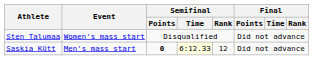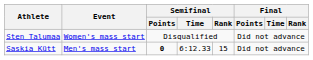(195, 48) lightyellow background -> (195, 48) no background
(223, 48) 12 -> (223, 48) 15
